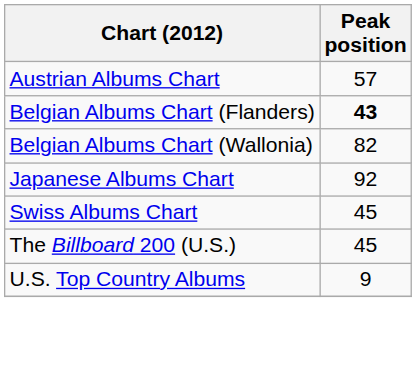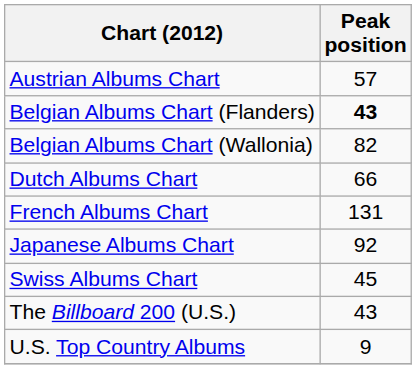+ row: (103, 178)
+ row: (109, 212)
(366, 245) 45 -> (366, 312) 43
